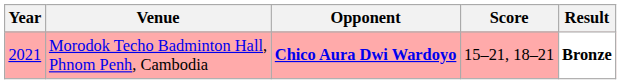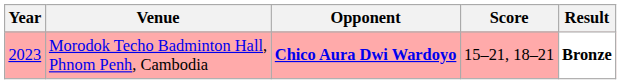(25, 55) 2021 -> (25, 55) 2023
